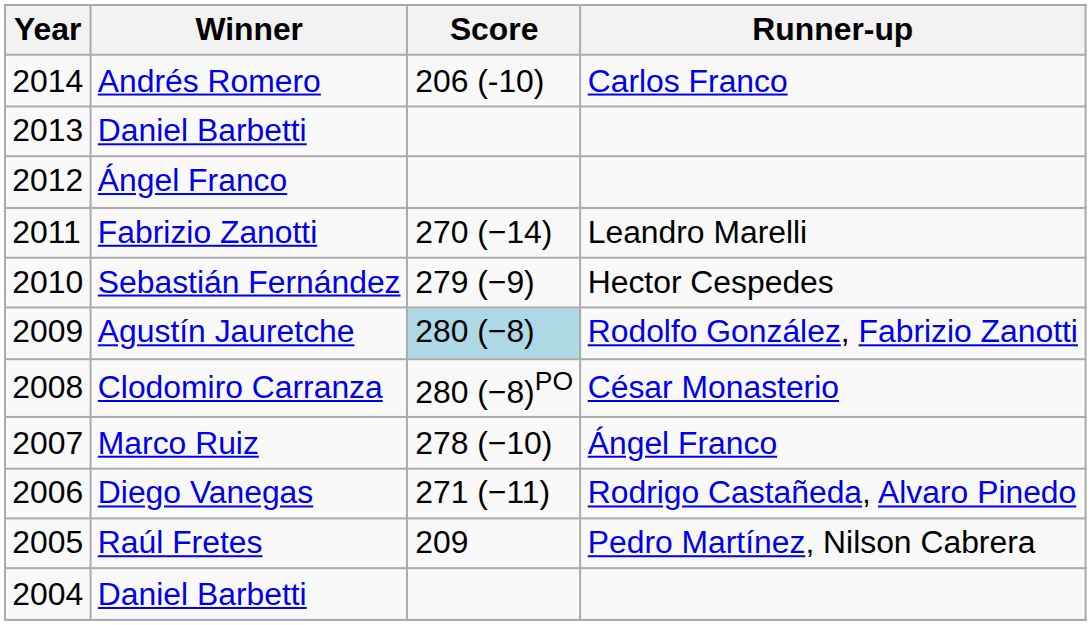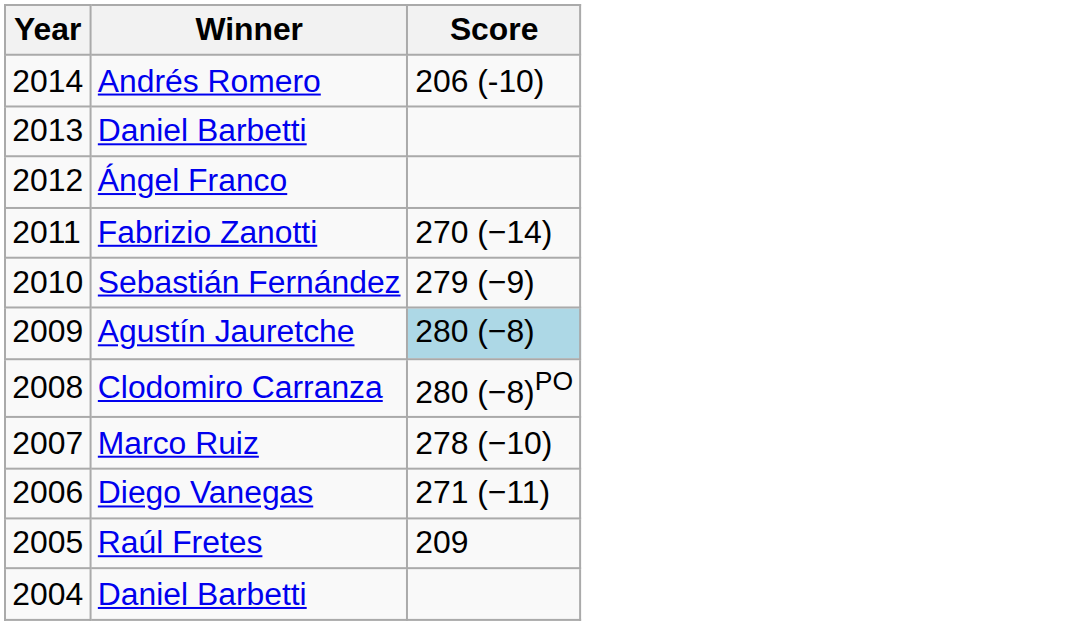- column: (833, 29)
